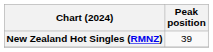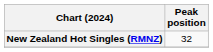(186, 39) 39 -> (186, 39) 32
